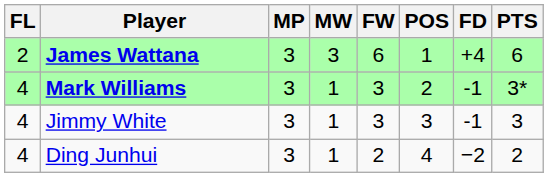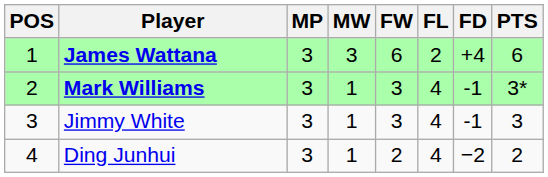columns swapped: (427, 21) <-> (23, 21)
